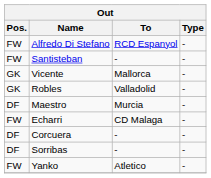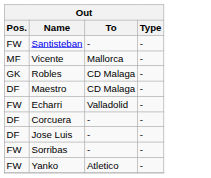- row: (71, 43)
(14, 74) GK -> (14, 58) MF
(135, 89) Valladolid -> (111, 74) CD Malaga
(129, 104) Murcia -> (111, 89) CD Malaga
(138, 119) CD Malaga -> (107, 104) Valladolid
+ row: (52, 135)
(13, 150) DF -> (14, 150) FW
